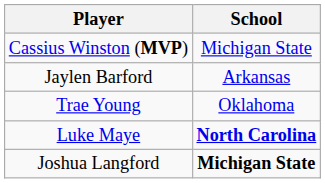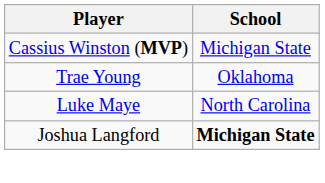- row: (98, 76)
(256, 134) bold -> (256, 105) normal
